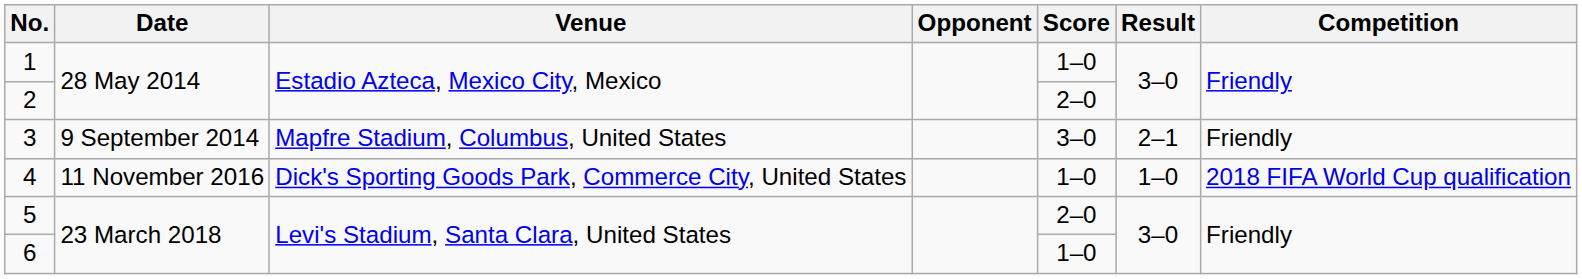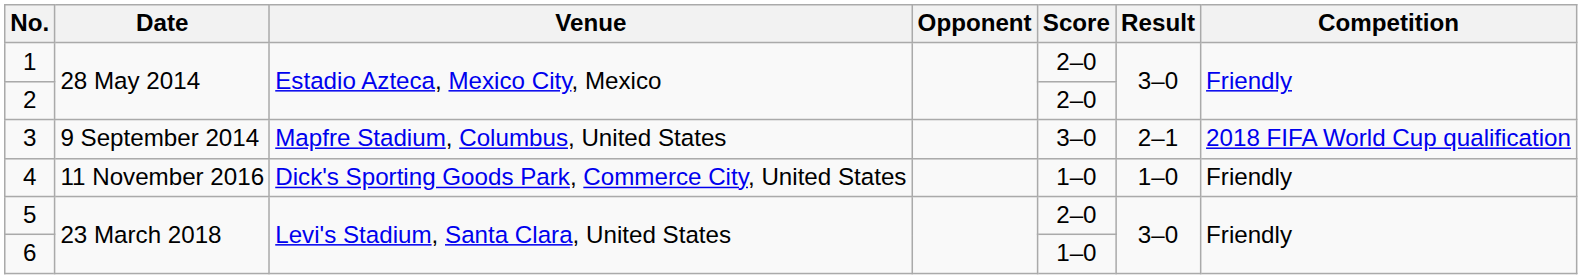(1076, 61) 1–0 -> (1076, 61) 2–0
(1249, 138) Friendly -> (1389, 138) 2018 FIFA World Cup qualification
(1389, 176) 2018 FIFA World Cup qualification -> (1249, 176) Friendly
